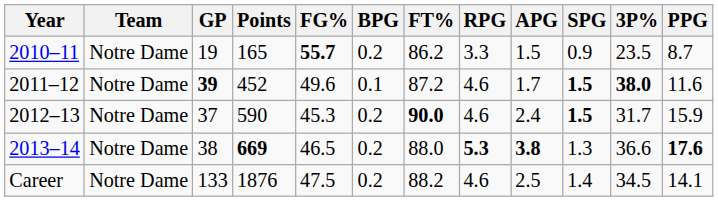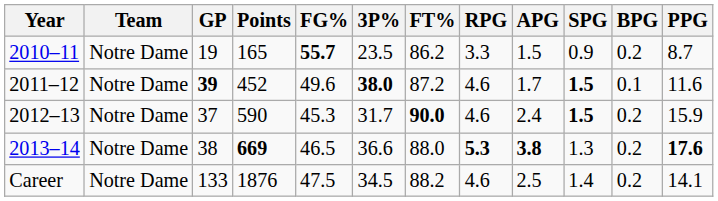columns swapped: (637, 20) <-> (378, 20)
